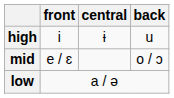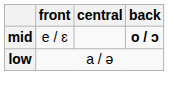- row: (22, 37)
(149, 59) normal -> (145, 37) bold
